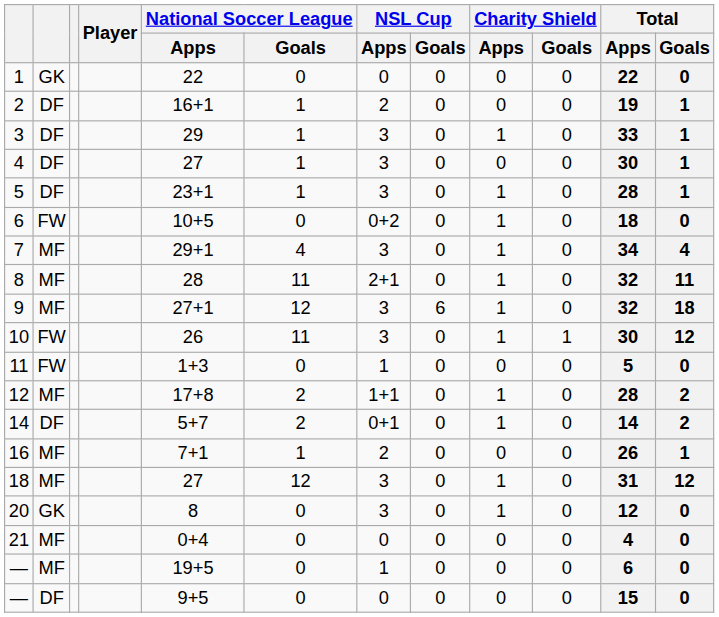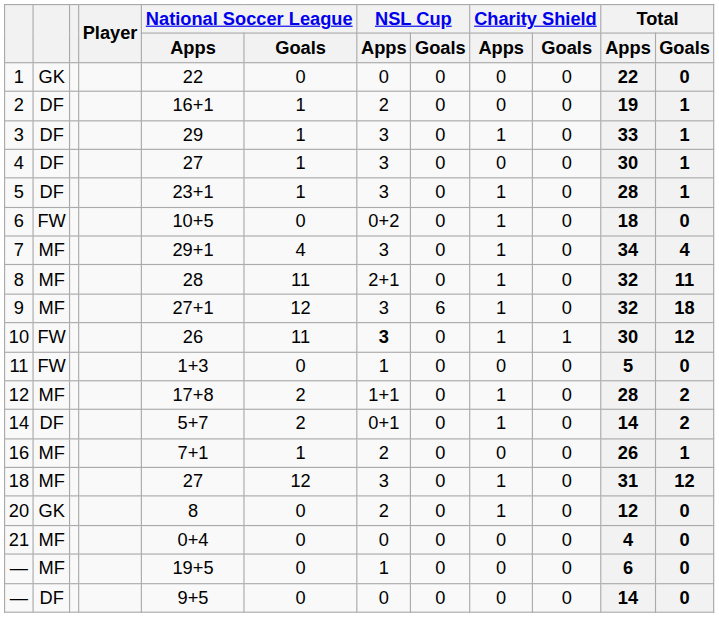(384, 337) normal -> (384, 337) bold
(384, 510) 3 -> (384, 510) 2
(628, 597) 15 -> (628, 597) 14
